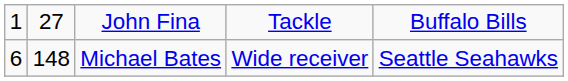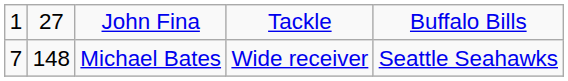(16, 57) 6 -> (16, 57) 7
